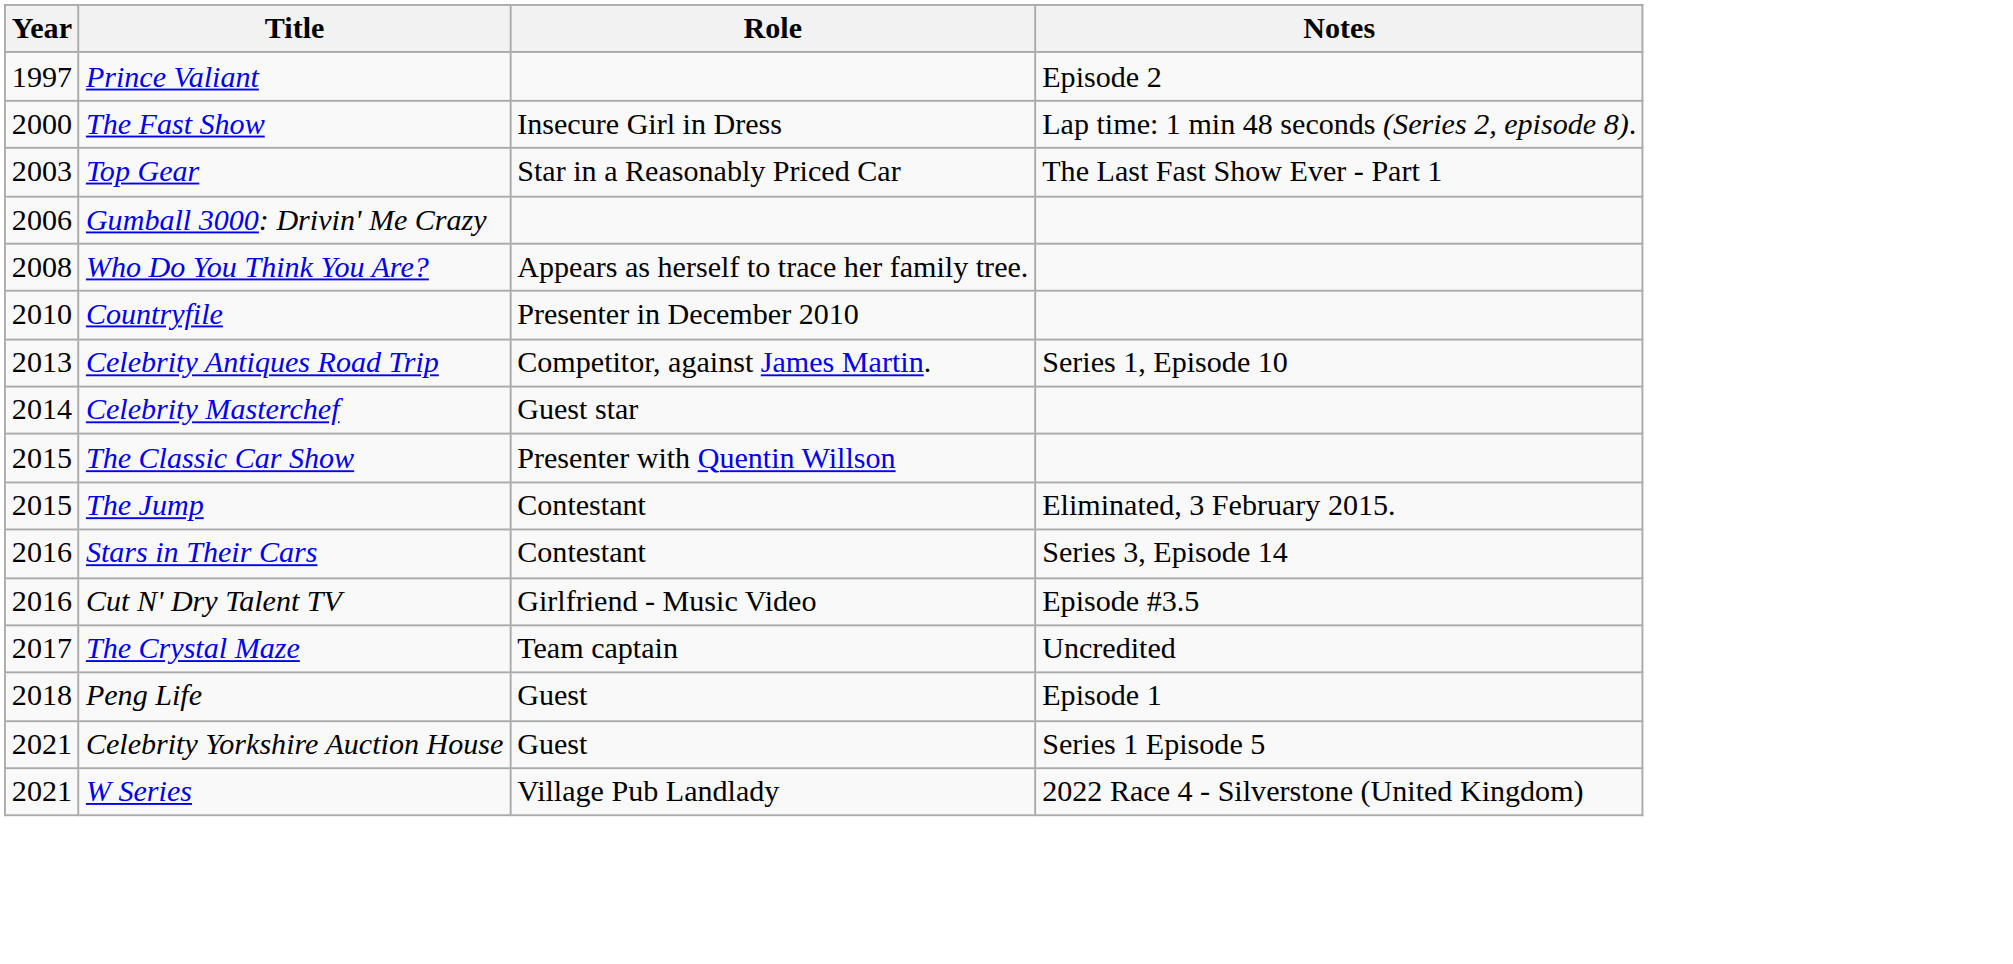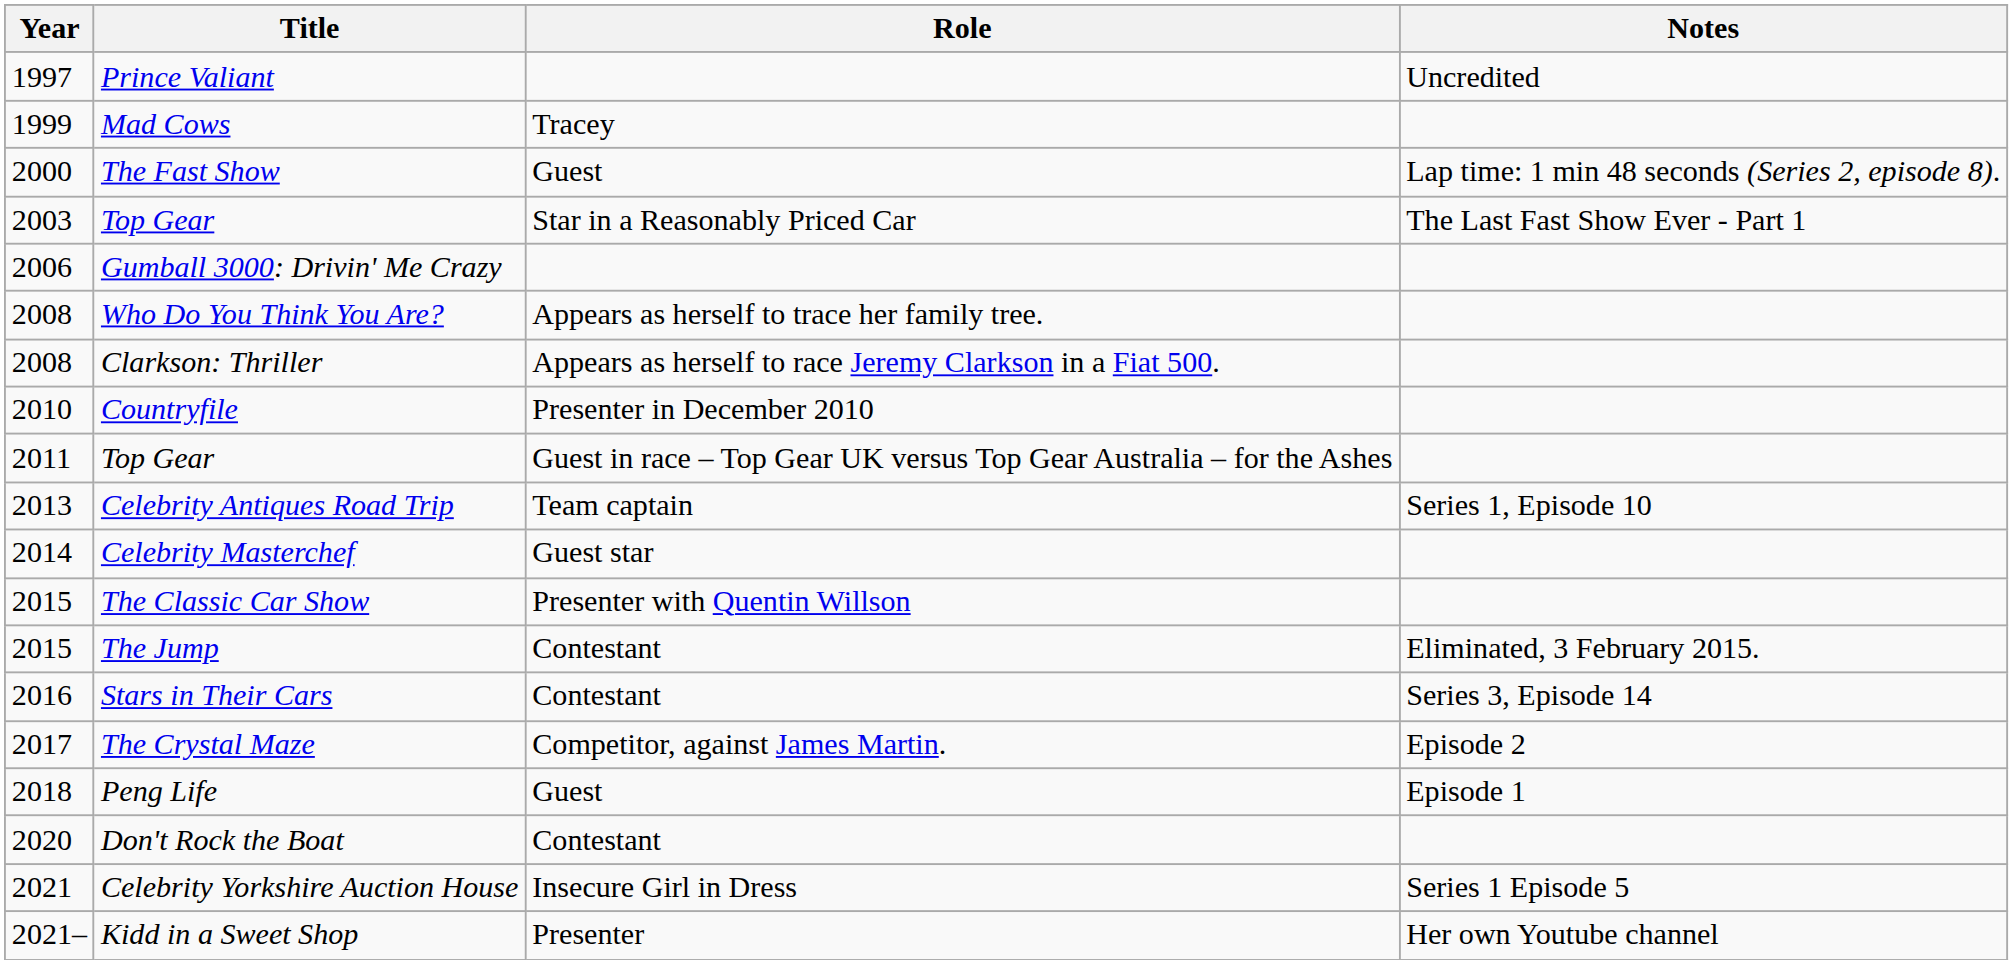(1102, 76) Episode 2 -> (1473, 76) Uncredited
+ row: (42, 123)
(650, 123) Insecure Girl in Dress -> (567, 171) Guest
+ row: (42, 362)
+ row: (41, 457)
(724, 362) Competitor, against James Martin. -> (613, 505) Team captain
- row: (42, 600)
(598, 648) Team captain -> (739, 743) Competitor, against James Martin.
(1109, 648) Uncredited -> (1466, 743) Episode 2
+ row: (42, 839)
(552, 743) Guest -> (665, 887) Insecure Girl in Dress
+ row: (49, 934)
- row: (42, 791)
